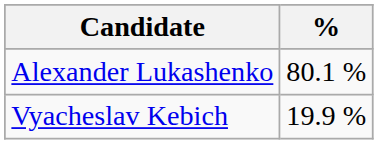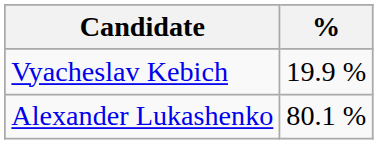rows swapped: (142, 71) <-> (120, 116)
